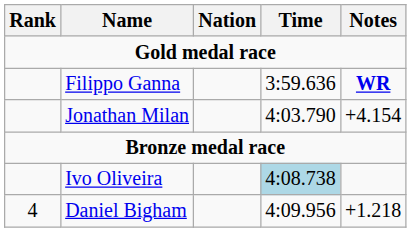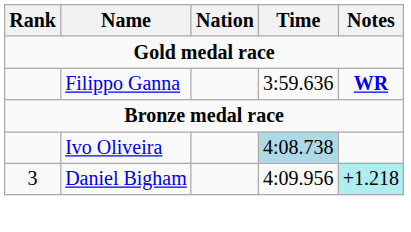- row: (127, 115)
(33, 210) 4 -> (33, 178) 3
(373, 210) no background -> (371, 178) paleturquoise background
